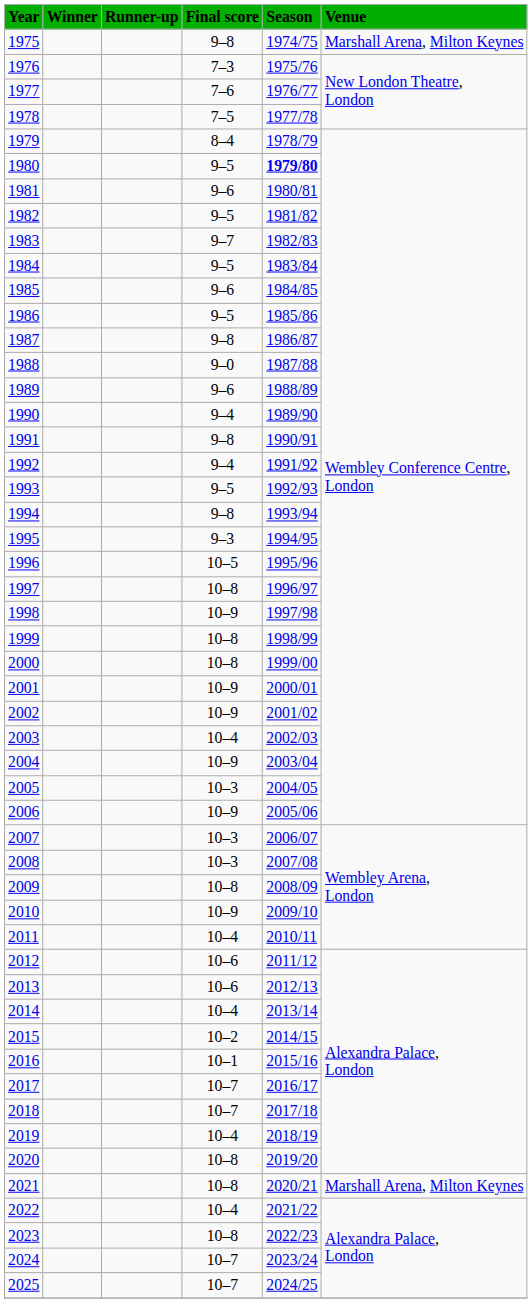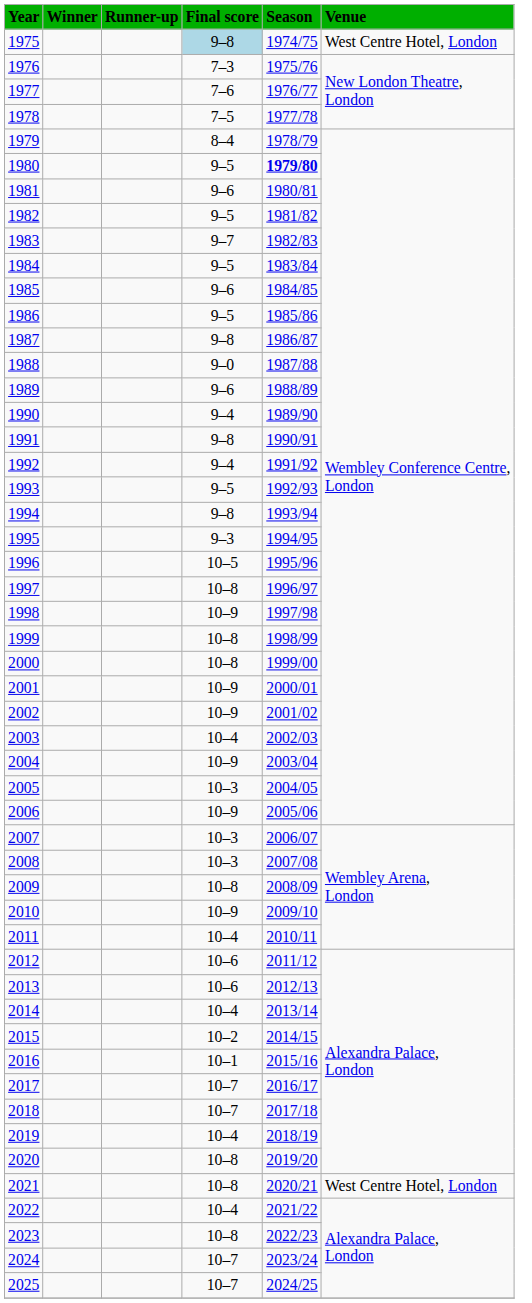(222, 41) no background -> (222, 41) lightblue background
(424, 41) Marshall Arena, Milton Keynes -> (411, 41) West Centre Hotel, London
(424, 1185) Marshall Arena, Milton Keynes -> (411, 1185) West Centre Hotel, London
